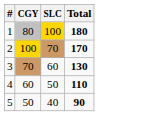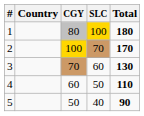+ column: (38, 13)
